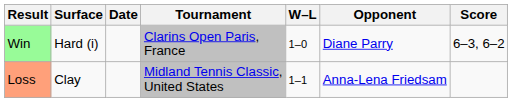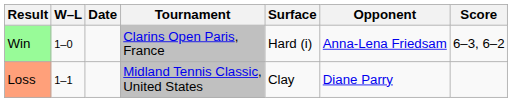columns swapped: (303, 15) <-> (79, 15)
(358, 43) Diane Parry -> (385, 43) Anna-Lena Friedsam
(385, 79) Anna-Lena Friedsam -> (358, 79) Diane Parry
